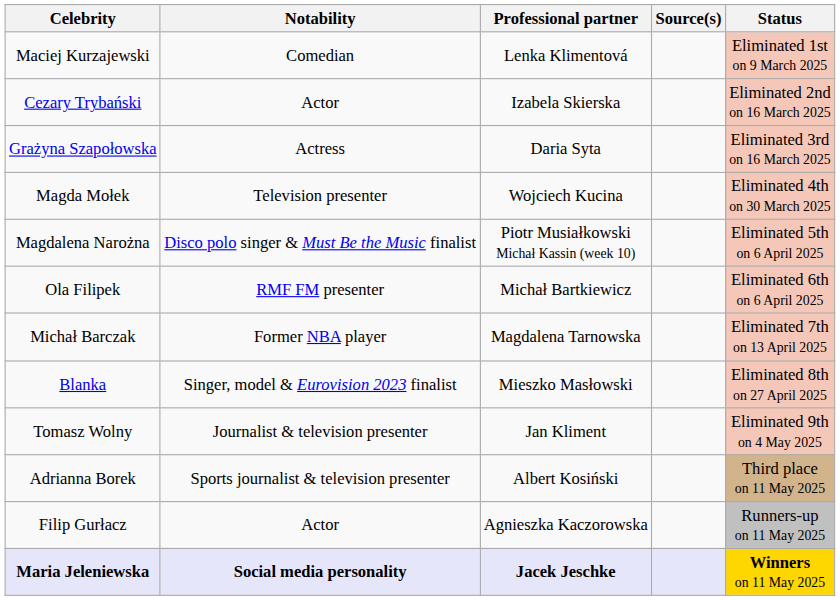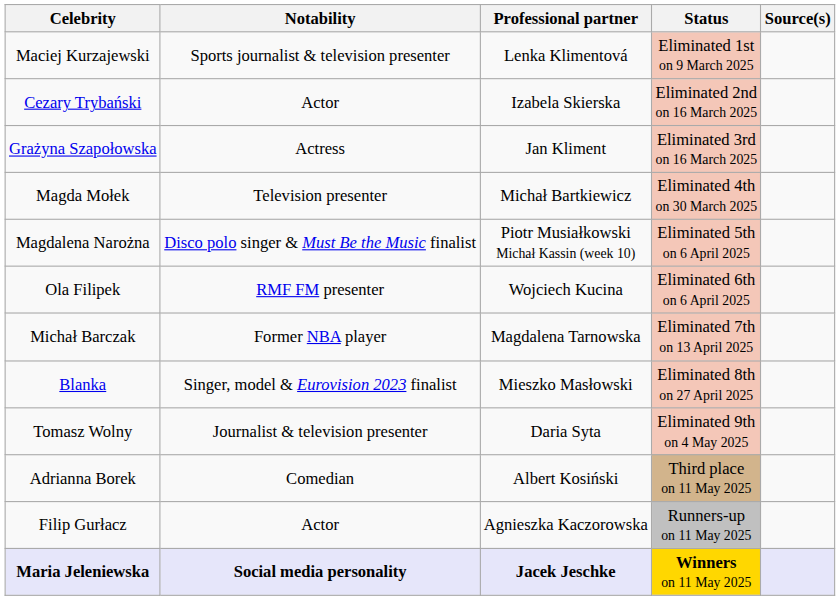columns swapped: (780, 18) <-> (688, 18)
(320, 55) Comedian -> (320, 55) Sports journalist & television presenter
(566, 149) Daria Syta -> (566, 149) Jan Kliment
(566, 196) Wojciech Kucina -> (566, 196) Michał Bartkiewicz
(566, 289) Michał Bartkiewicz -> (566, 289) Wojciech Kucina
(566, 430) Jan Kliment -> (566, 430) Daria Syta
(320, 477) Sports journalist & television presenter -> (320, 477) Comedian
